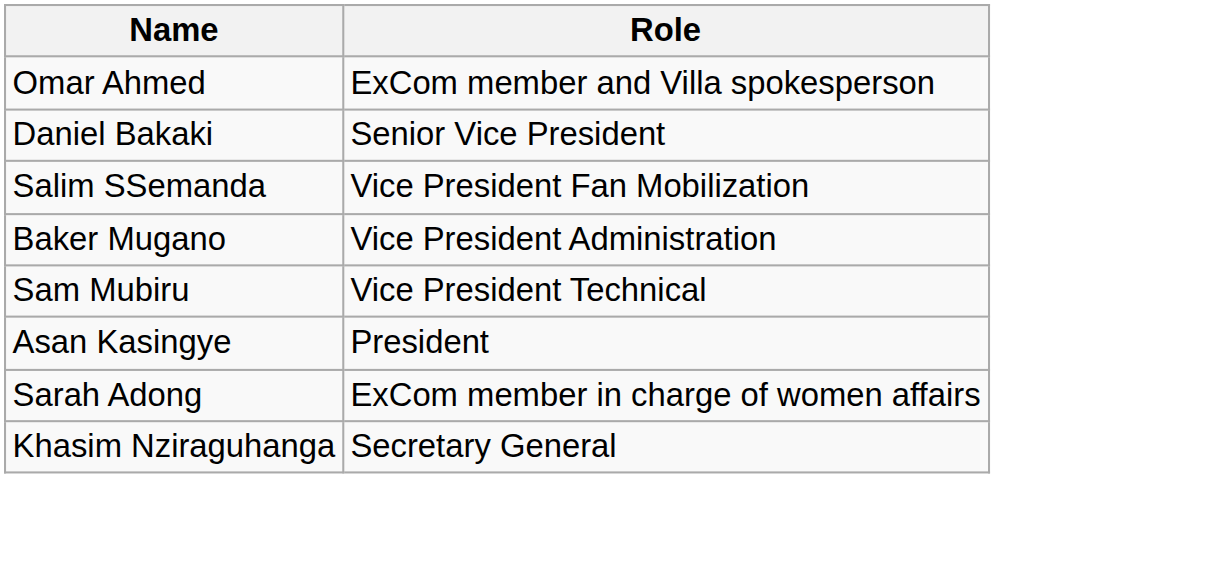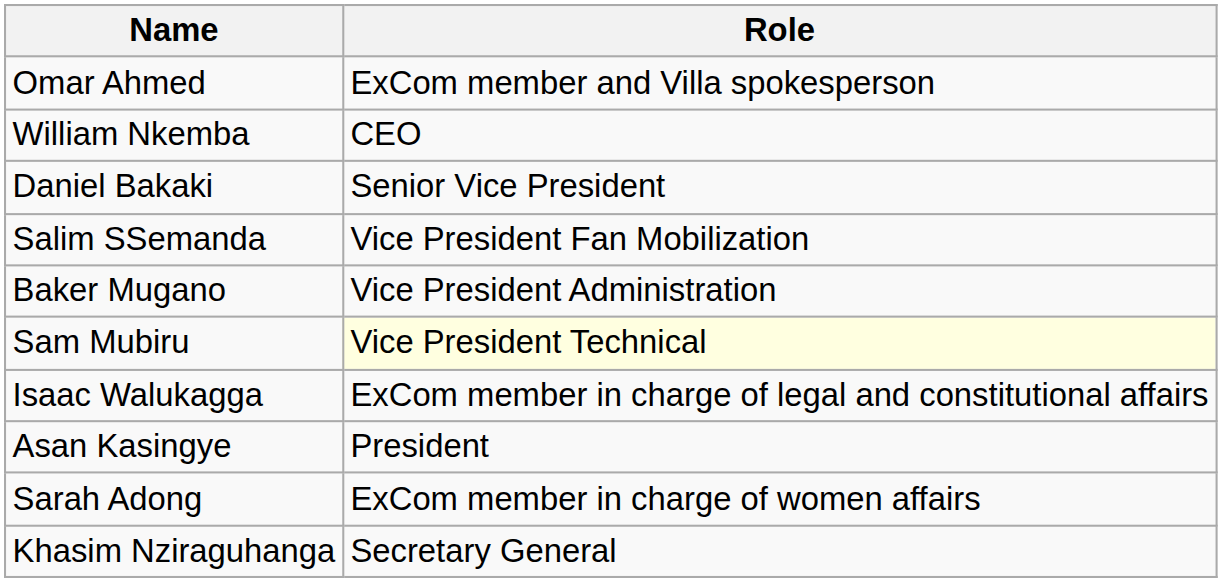+ row: (131, 134)
(528, 290) no background -> (528, 342) lightyellow background
+ row: (138, 394)
